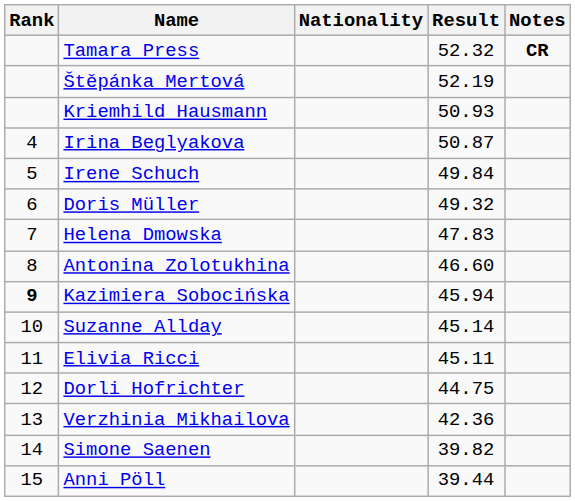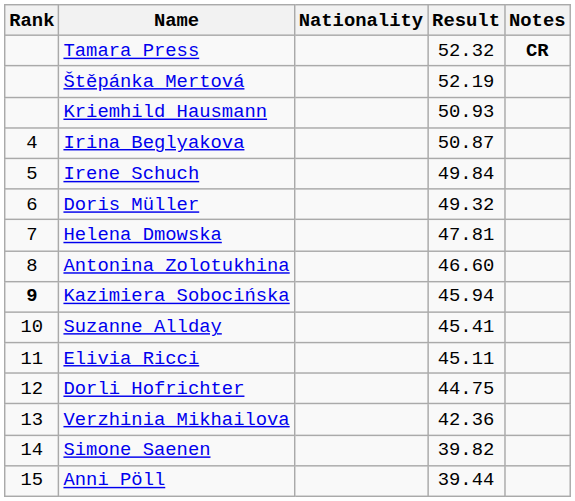(466, 235) 47.83 -> (466, 235) 47.81
(466, 327) 45.14 -> (466, 327) 45.41
